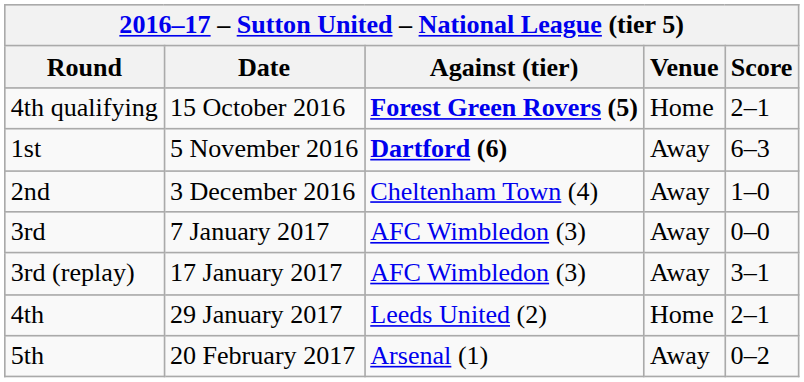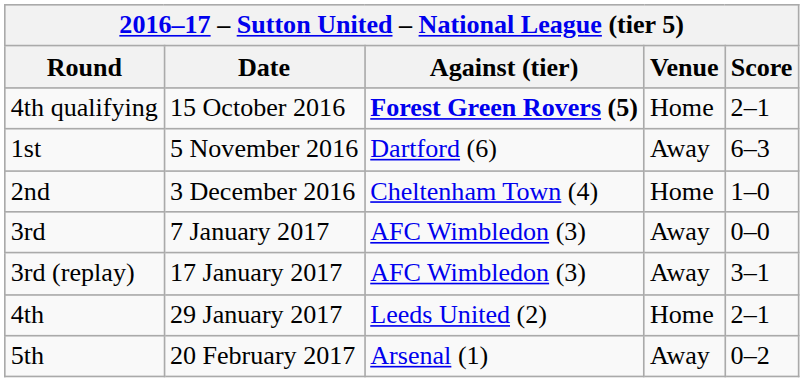(439, 149) bold -> (434, 149) normal
(680, 190) Away -> (682, 190) Home
